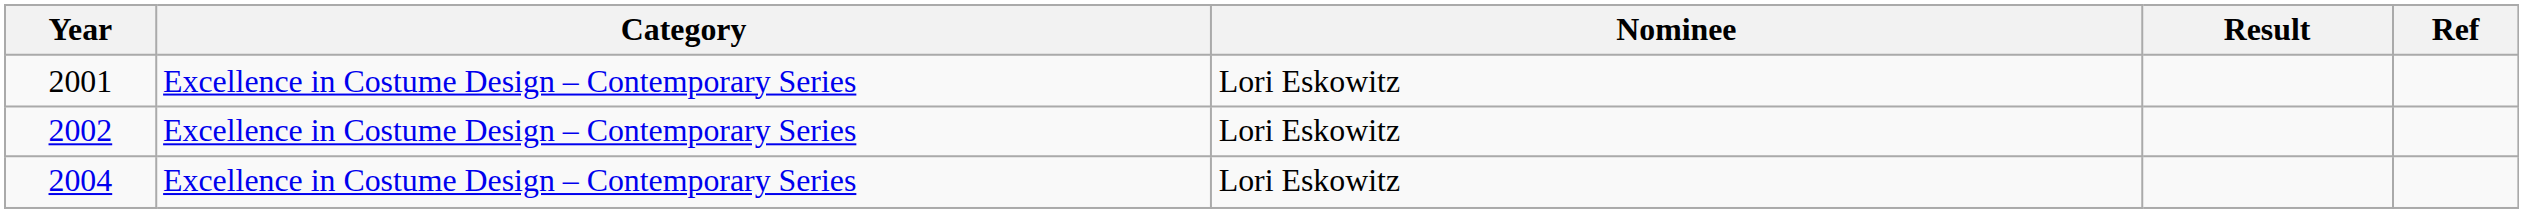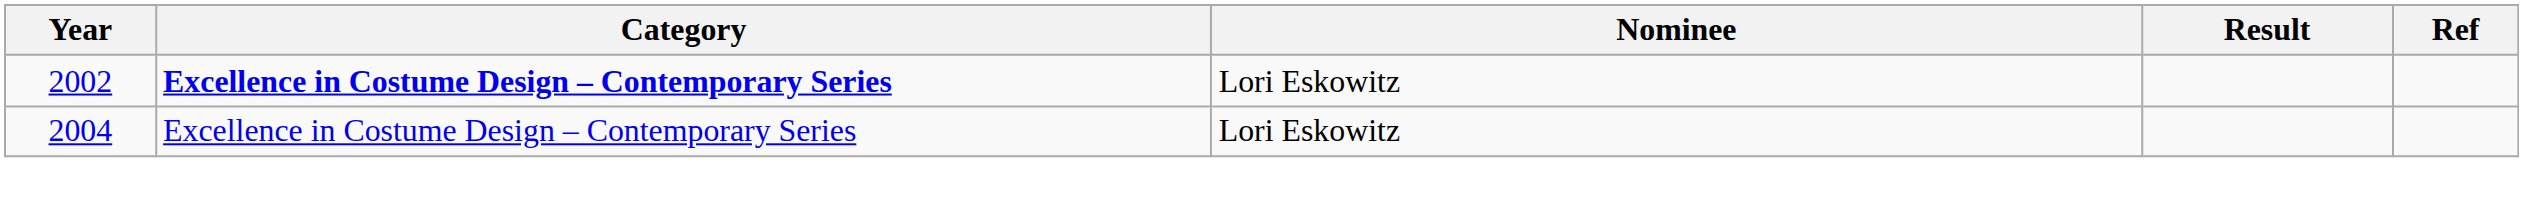- row: (80, 80)
(510, 130) normal -> (527, 80) bold
